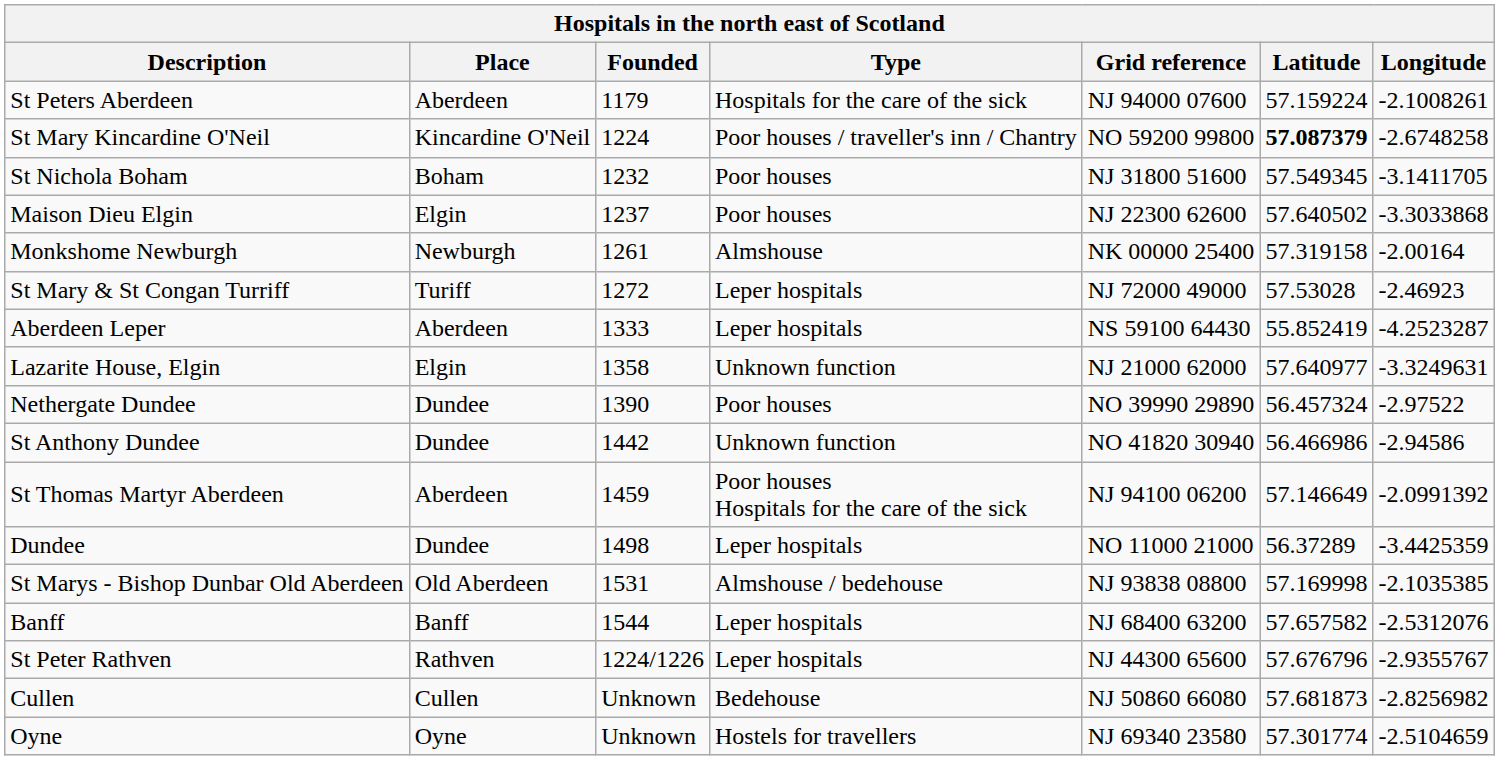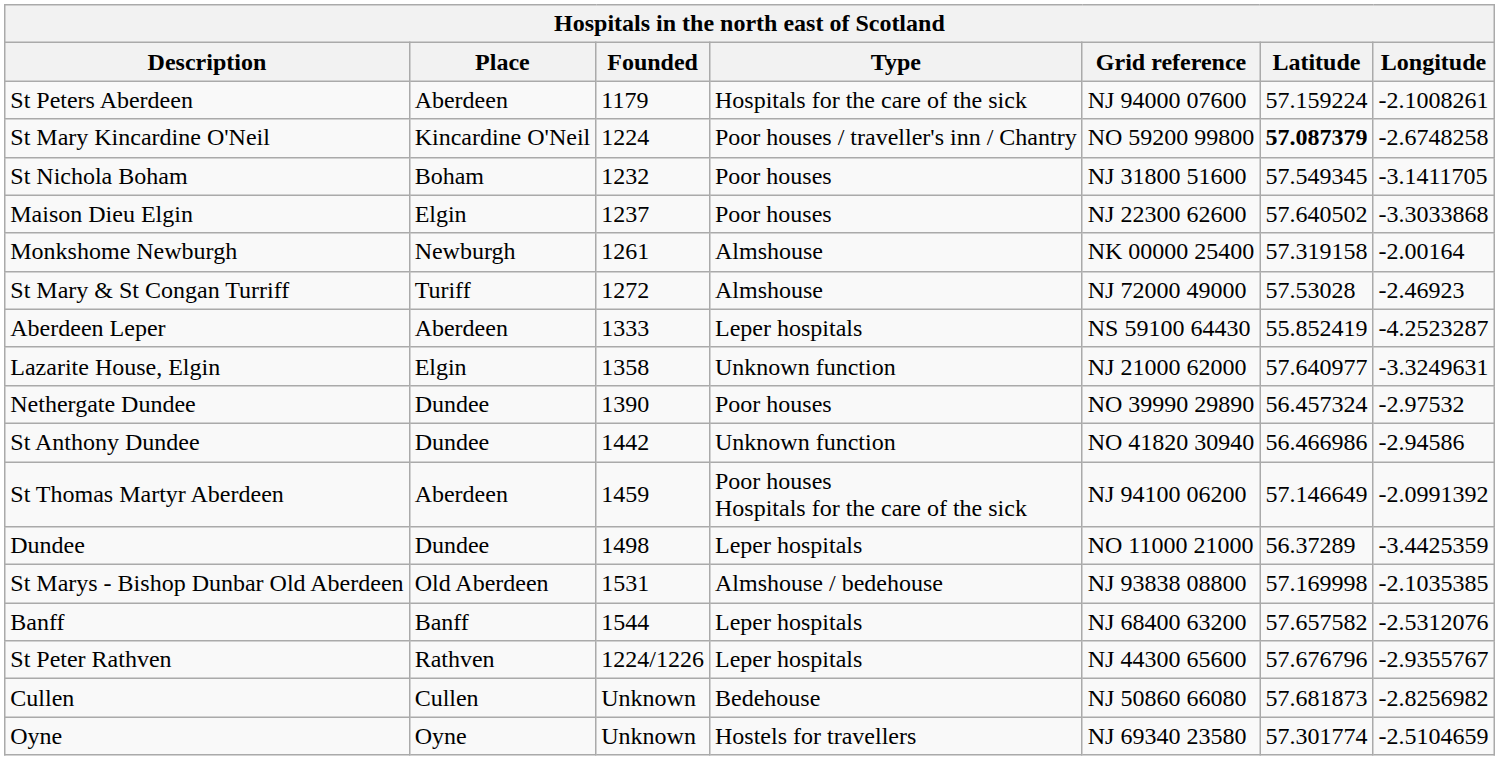(789, 289) Leper hospitals -> (769, 289) Almshouse
(1421, 404) -2.97522 -> (1421, 404) -2.97532
